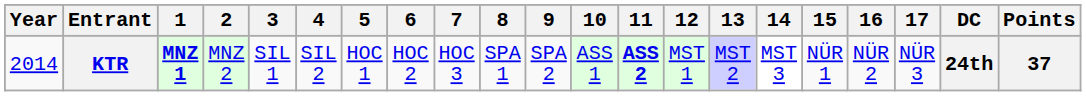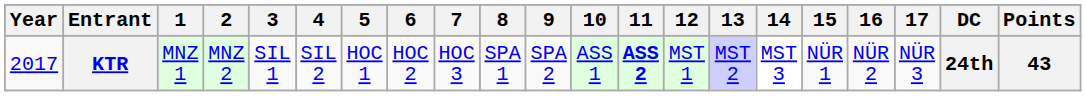(34, 63) 2014 -> (34, 63) 2017
(180, 63) bold -> (180, 63) normal
(1039, 63) 37 -> (1039, 63) 43
